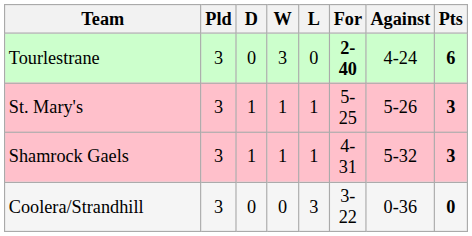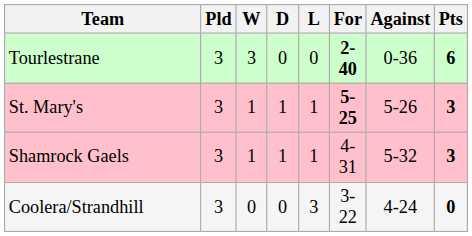columns swapped: (283, 18) <-> (251, 18)
(400, 58) 4-24 -> (400, 58) 0-36
(348, 107) normal -> (348, 107) bold
(400, 206) 0-36 -> (400, 206) 4-24
